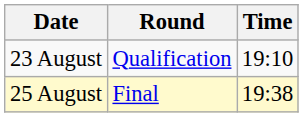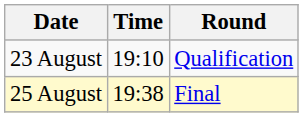columns swapped: (268, 22) <-> (172, 22)
